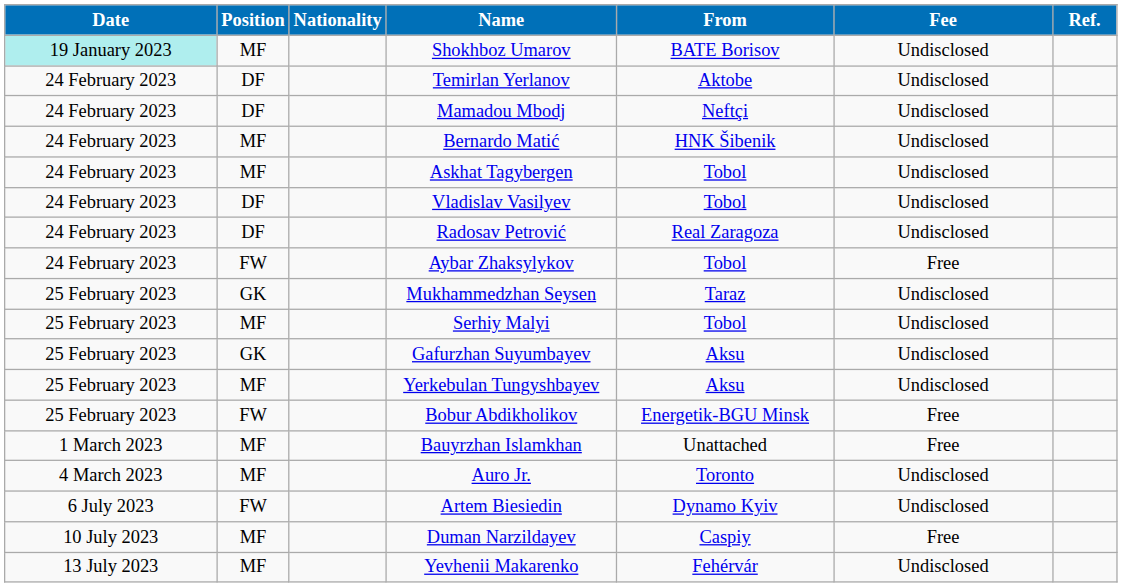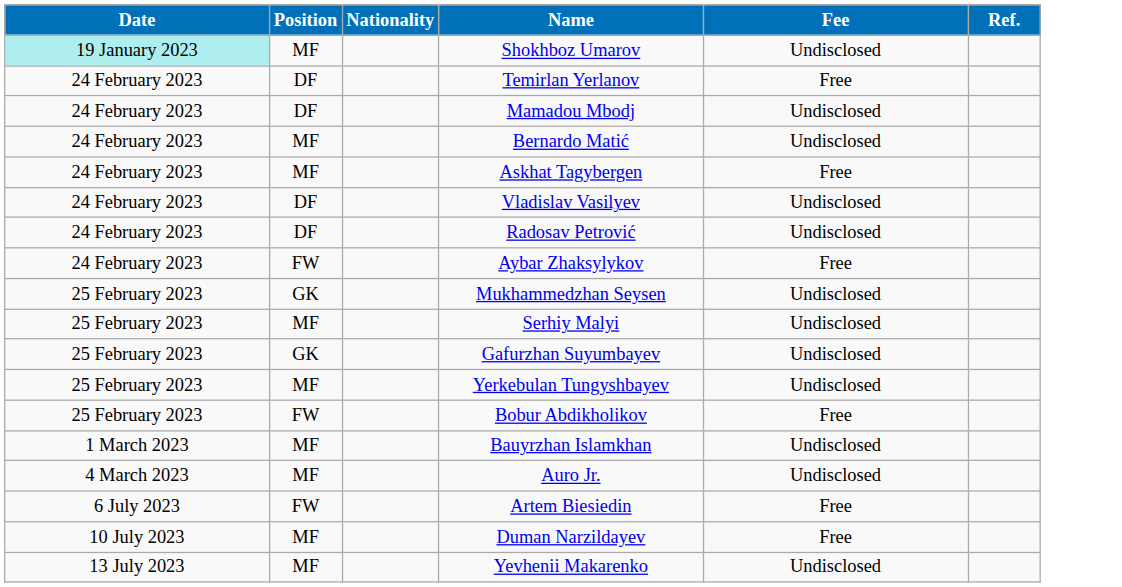- column: (725, 20)
(943, 80) Undisclosed -> (836, 80) Free
(943, 172) Undisclosed -> (836, 172) Free
(943, 445) Free -> (836, 445) Undisclosed
(943, 506) Undisclosed -> (836, 506) Free
